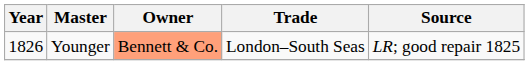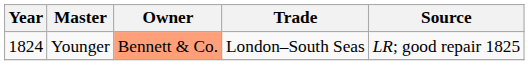(26, 45) 1826 -> (26, 45) 1824
